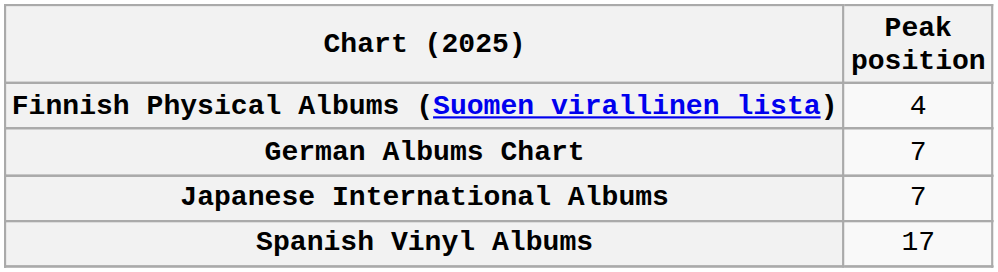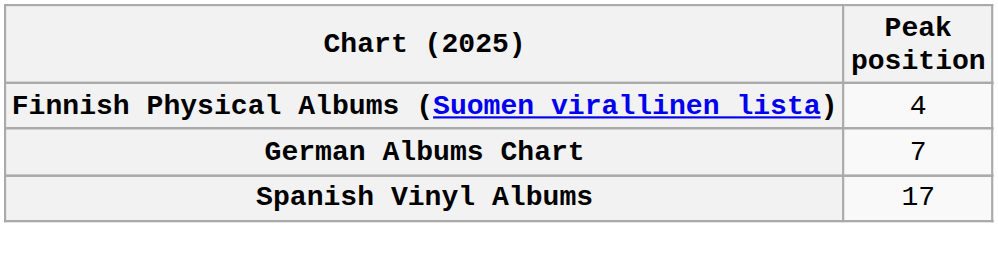- row: (425, 198)
